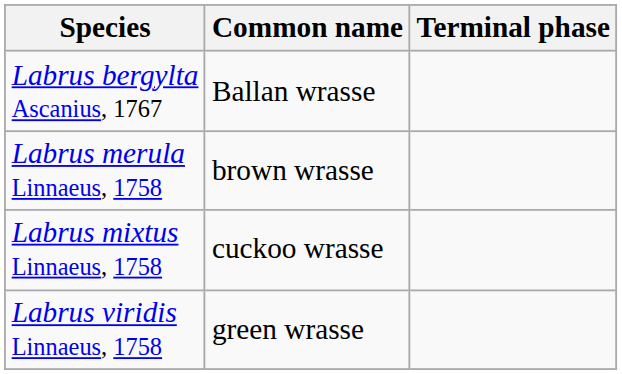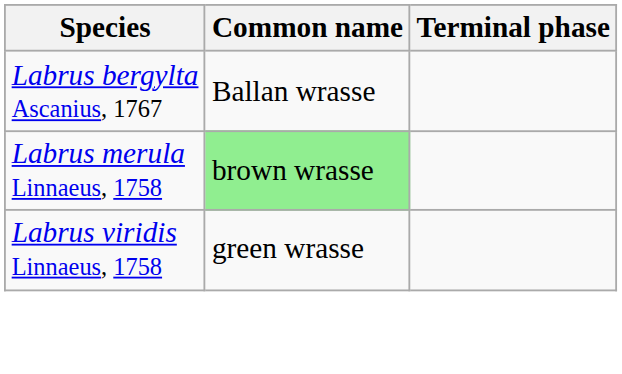(293, 170) no background -> (293, 170) lightgreen background
- row: (95, 249)
